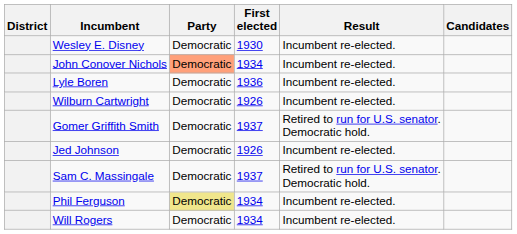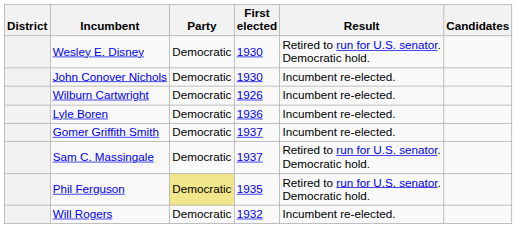(339, 45) Incumbent re-elected. -> (362, 51) Retired to run for U.S. senator. Democratic hold.
(202, 63) lightsalmon background -> (202, 77) no background
(250, 63) 1934 -> (250, 77) 1930
rows swapped: (101, 100) <-> (80, 82)
(362, 126) Retired to run for U.S. senator. Democratic hold. -> (339, 132) Incumbent re-elected.
- row: (86, 151)
(250, 201) 1934 -> (250, 189) 1935
(339, 201) Incumbent re-elected. -> (362, 189) Retired to run for U.S. senator. Democratic hold.
(250, 219) 1934 -> (250, 214) 1932
